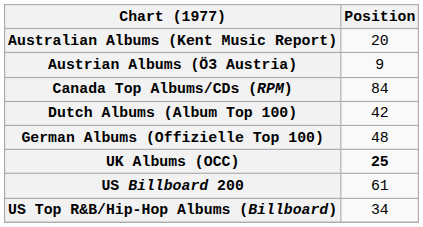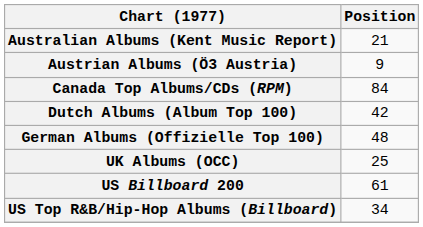(380, 41) 20 -> (380, 41) 21
(380, 162) bold -> (380, 162) normal
